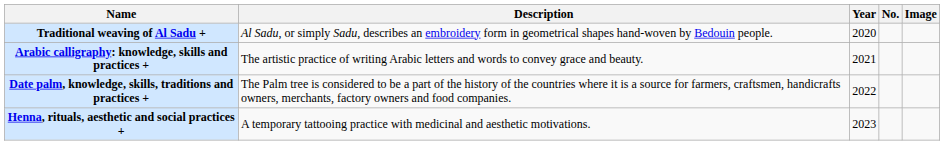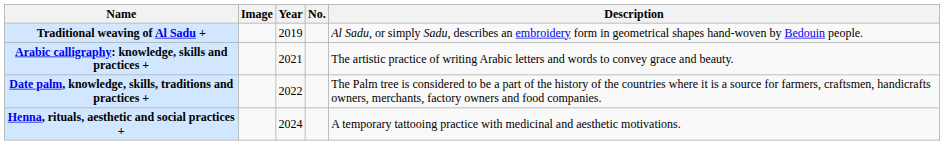columns swapped: (921, 14) <-> (544, 14)
(864, 33) 2020 -> (290, 33) 2019
(864, 123) 2023 -> (290, 123) 2024
